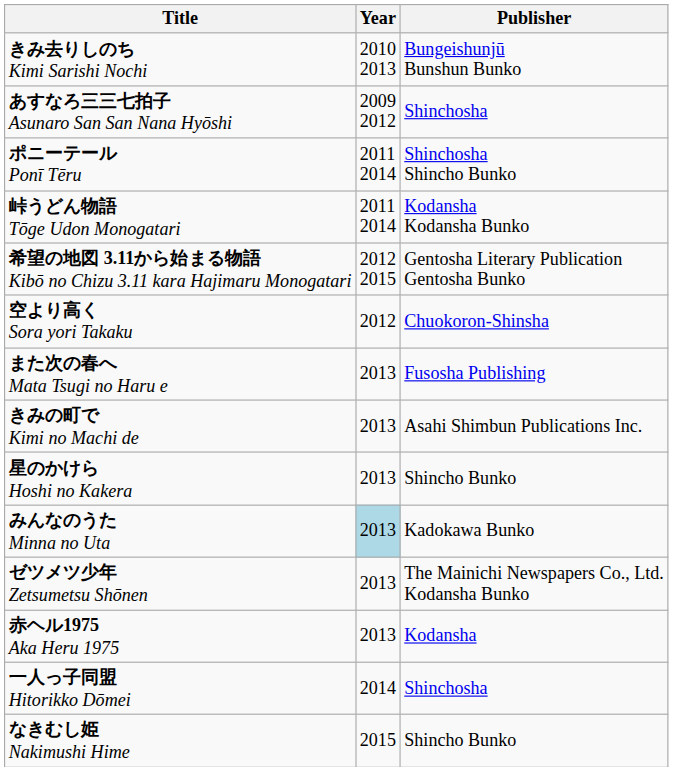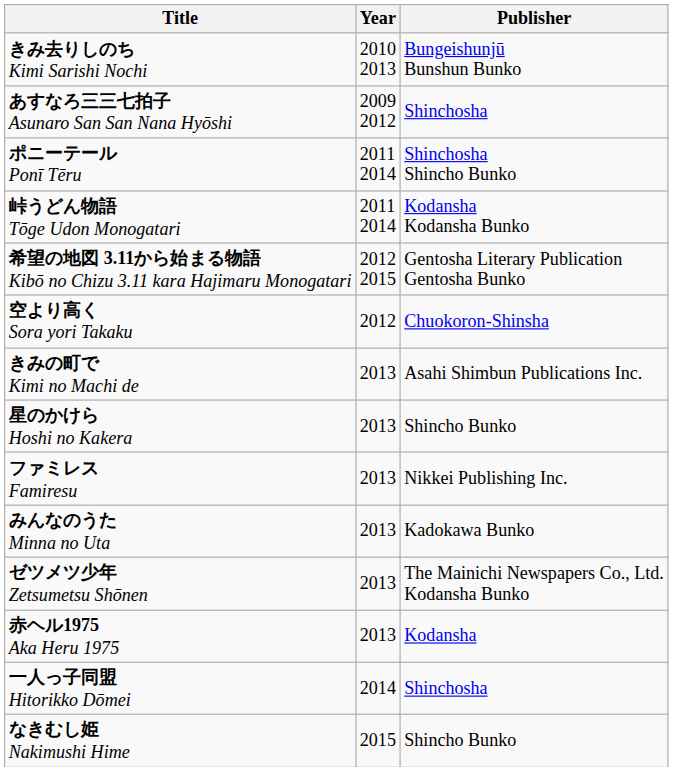- row: (88, 374)
+ row: (54, 479)
(378, 531) lightblue background -> (378, 531) no background
